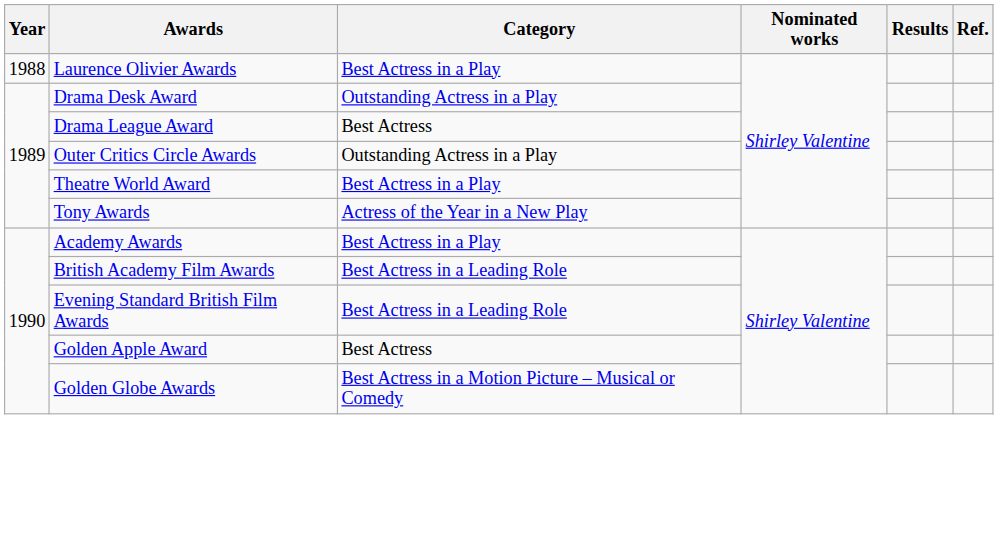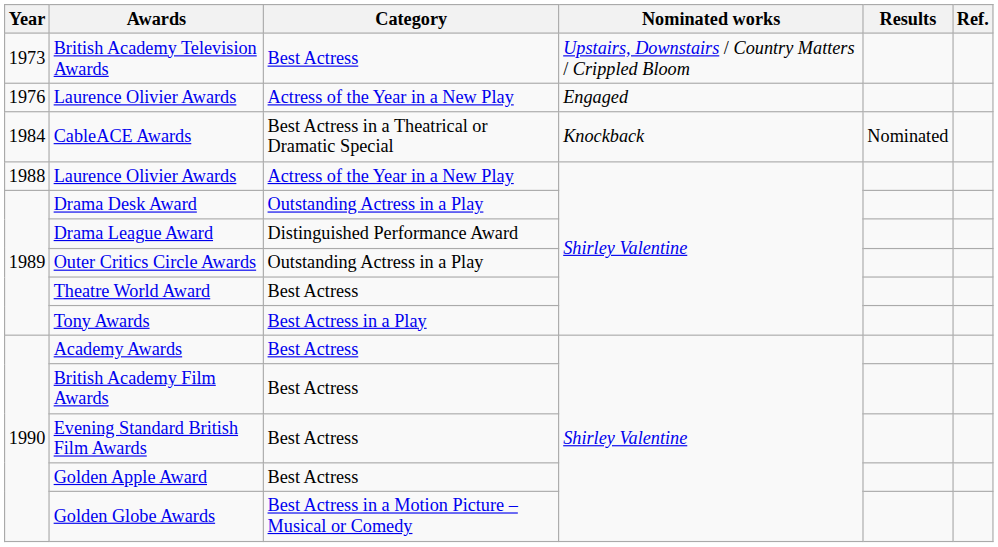+ row: (27, 58)
+ row: (27, 97)
+ row: (27, 136)
(421, 68) Best Actress in a Play -> (391, 175) Actress of the Year in a New Play
(387, 126) Best Actress -> (393, 233) Distinguished Performance Award
(421, 184) Best Actress in a Play -> (313, 291) Best Actress
(465, 213) Actress of the Year in a New Play -> (347, 320) Best Actress in a Play
(421, 241) Best Actress in a Play -> (313, 349) Best Actress
(454, 270) Best Actress in a Leading Role -> (313, 388) Best Actress
(454, 310) Best Actress in a Leading Role -> (313, 437) Best Actress
